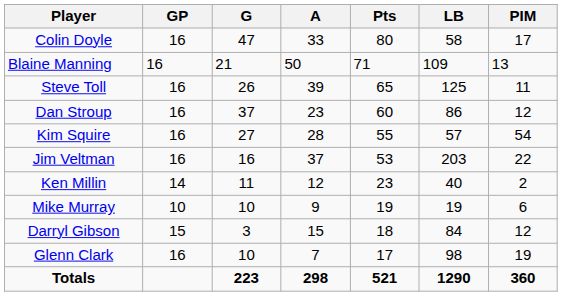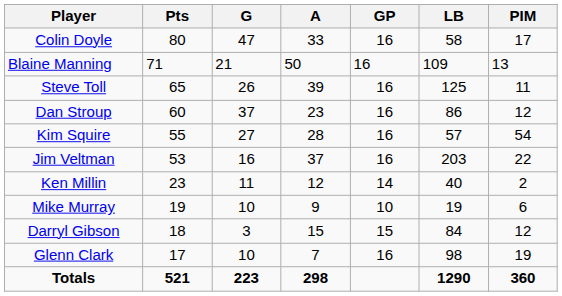columns swapped: (177, 16) <-> (385, 16)
